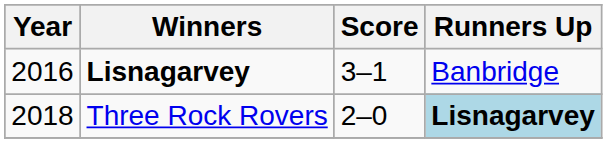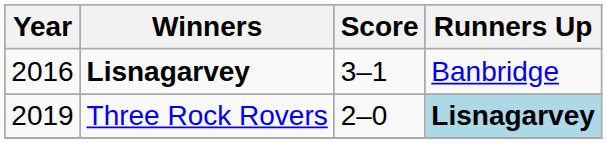(42, 115) 2018 -> (42, 115) 2019
